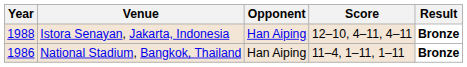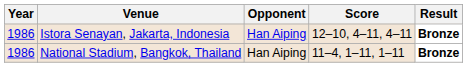(21, 34) 1988 -> (21, 34) 1986
